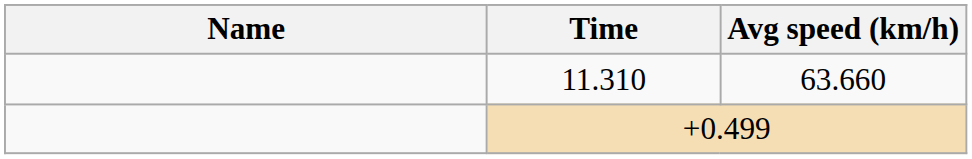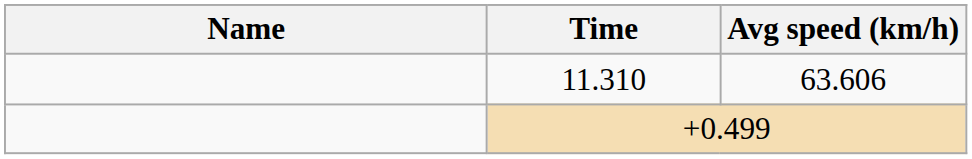(843, 78) 63.660 -> (843, 78) 63.606
